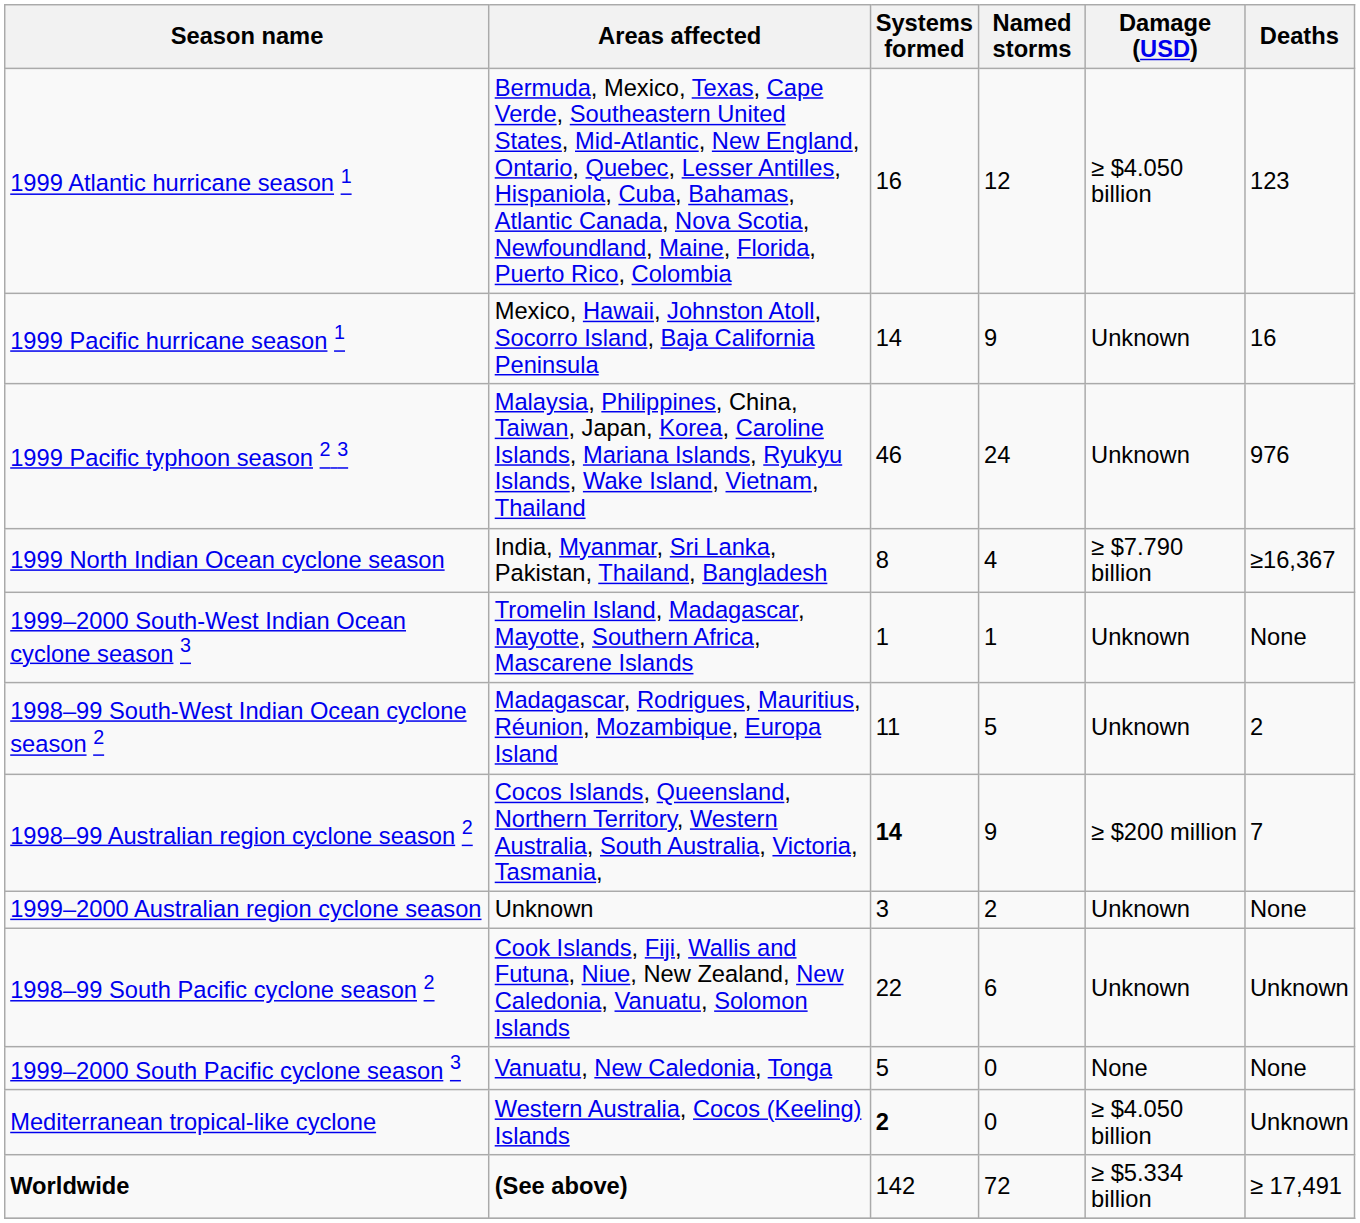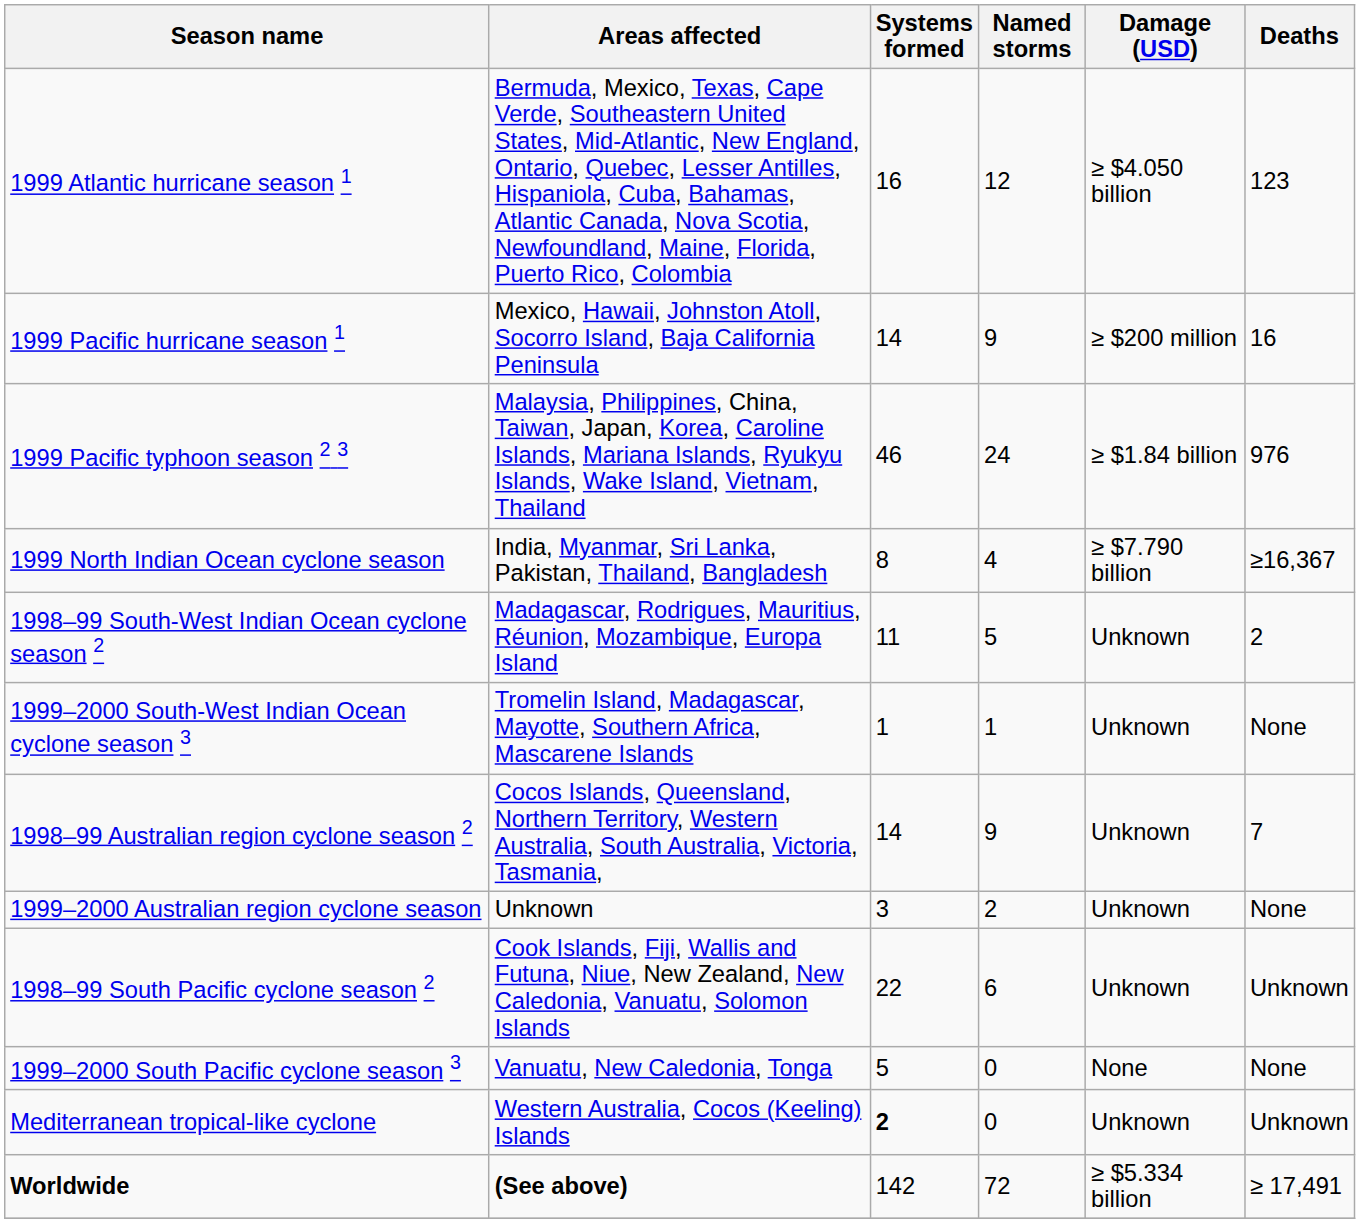(1140, 338) Unknown -> (1164, 338) ≥ $200 million
(1140, 455) Unknown -> (1164, 455) ≥ $1.84 billion
rows swapped: (238, 728) <-> (208, 637)
(889, 832) bold -> (889, 832) normal
(1164, 832) ≥ $200 million -> (1140, 832) Unknown
(1137, 1122) ≥ $4.050 billion -> (1140, 1122) Unknown
